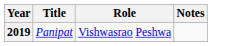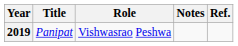+ column: (220, 13)
